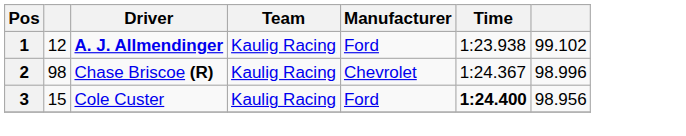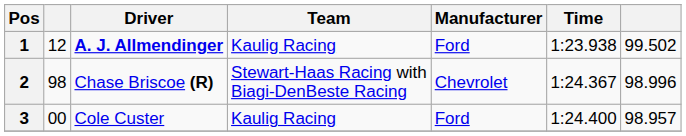(561, 45) 99.102 -> (651, 45) 99.502
(284, 72) Kaulig Racing -> (329, 82) Stewart-Haas Racing with Biagi-DenBeste Racing
(57, 99) 15 -> (57, 118) 00
(493, 99) bold -> (583, 118) normal
(561, 99) 98.956 -> (651, 118) 98.957
